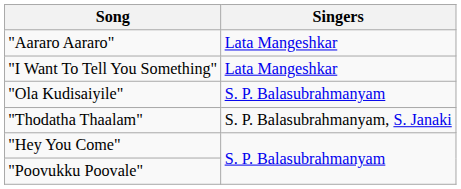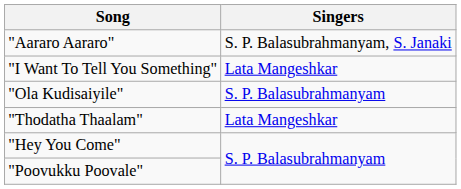(281, 42) Lata Mangeshkar -> (338, 42) S. P. Balasubrahmanyam, S. Janaki
(338, 119) S. P. Balasubrahmanyam, S. Janaki -> (281, 119) Lata Mangeshkar
